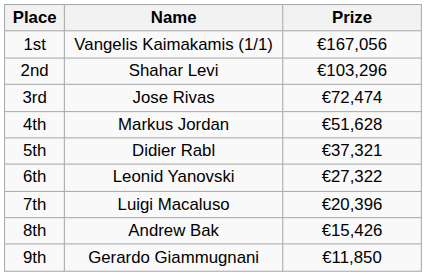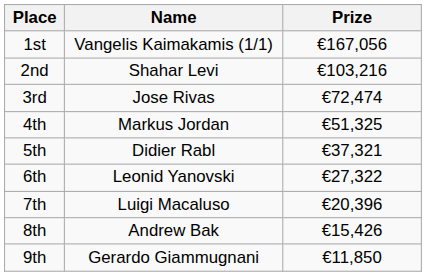(352, 71) €103,296 -> (352, 71) €103,216
(352, 124) €51,628 -> (352, 124) €51,325
